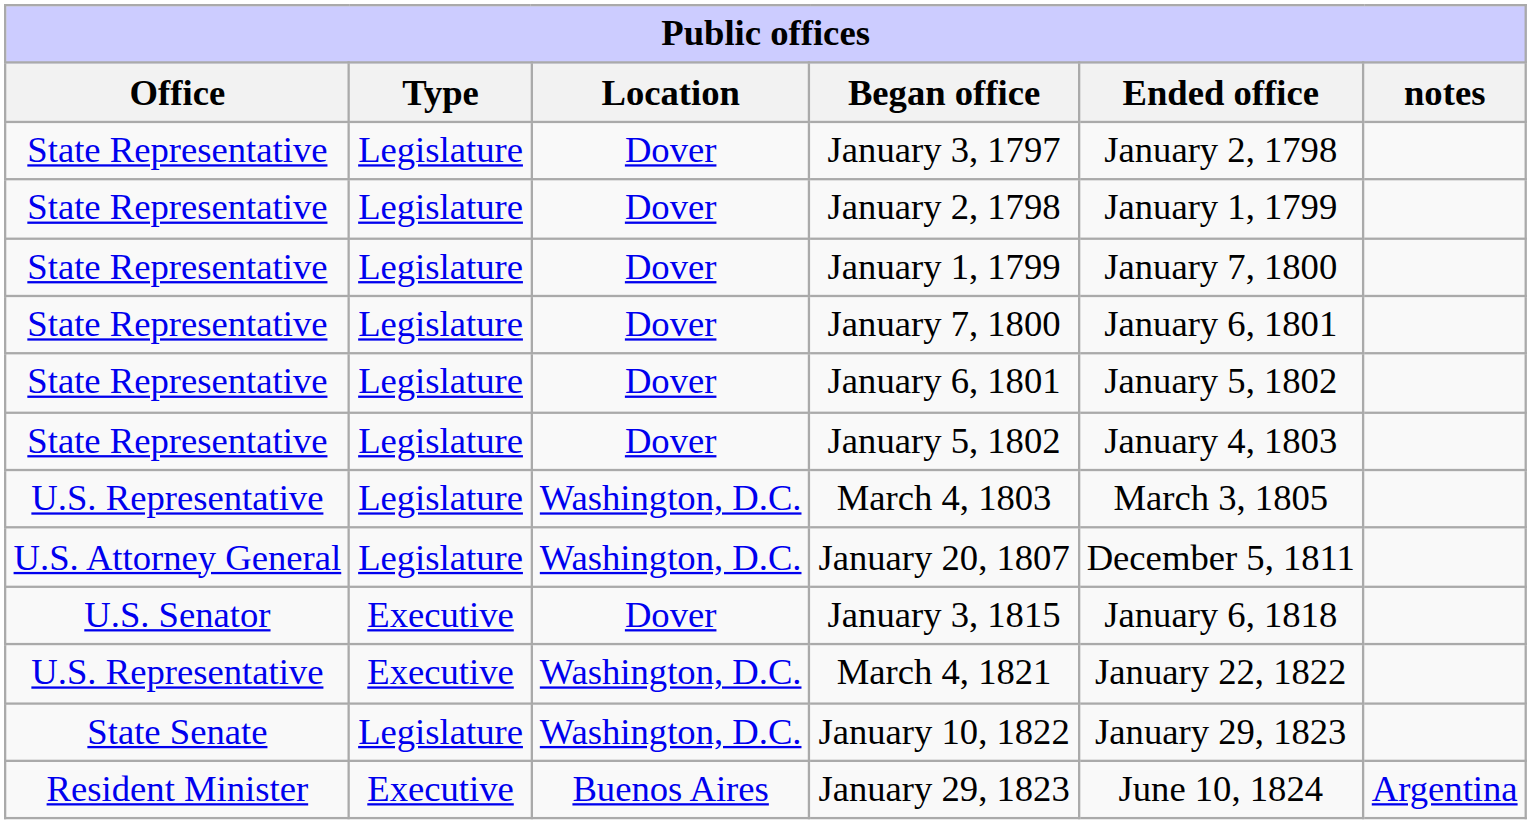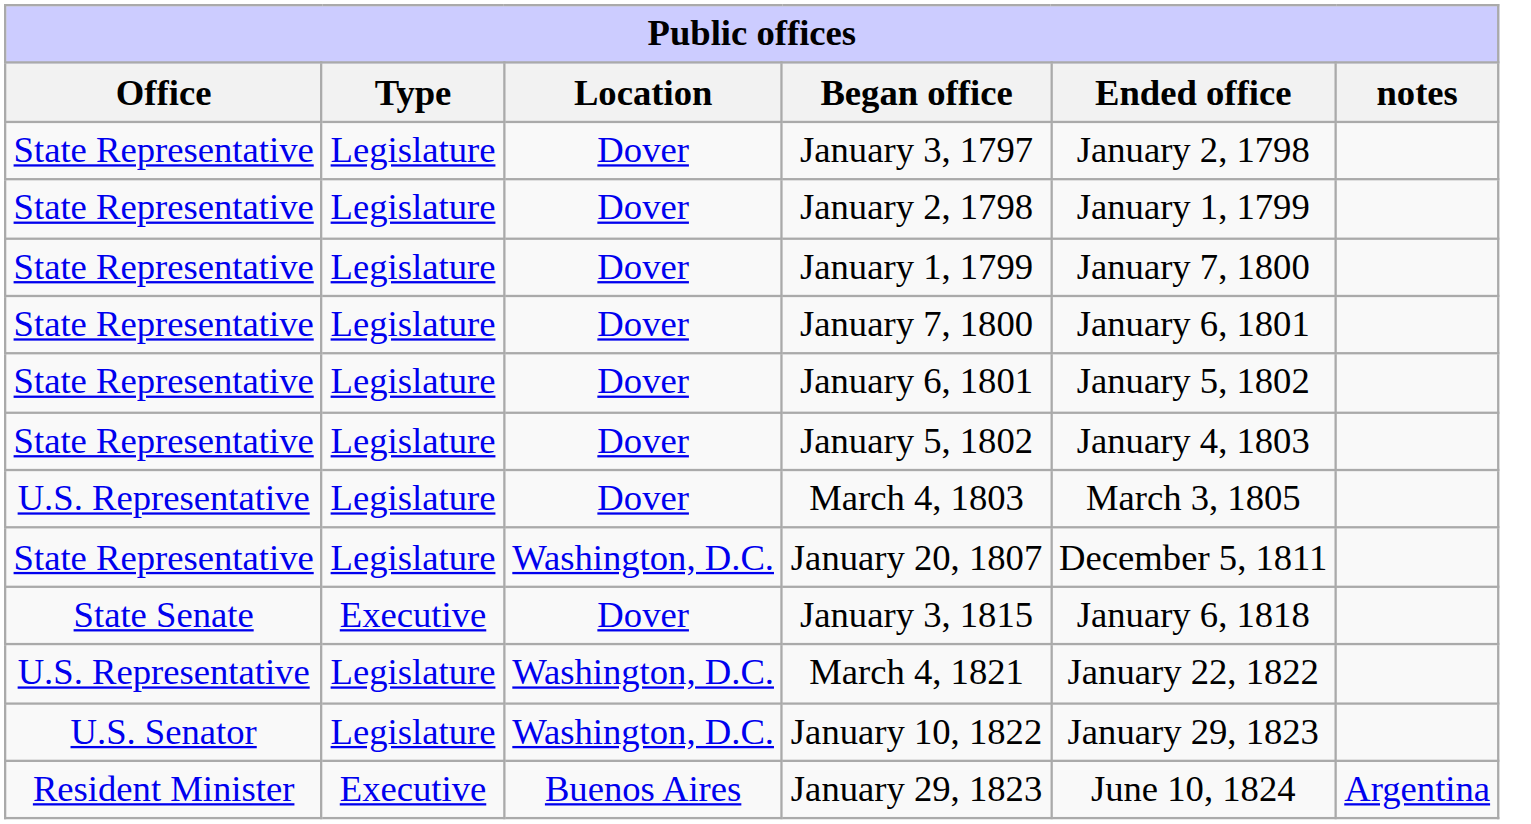(671, 498) Washington, D.C. -> (643, 498) Dover
(177, 556) U.S. Attorney General -> (164, 556) State Representative
(177, 614) U.S. Senator -> (164, 614) State Senate
(441, 672) Executive -> (413, 672) Legislature
(177, 730) State Senate -> (164, 730) U.S. Senator
